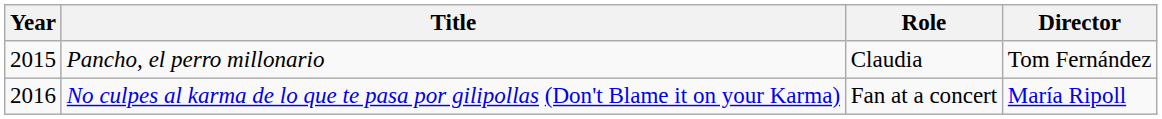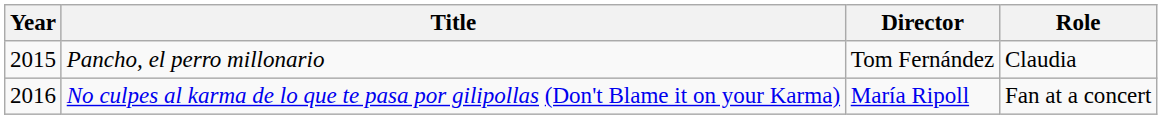columns swapped: (924, 22) <-> (1080, 22)
